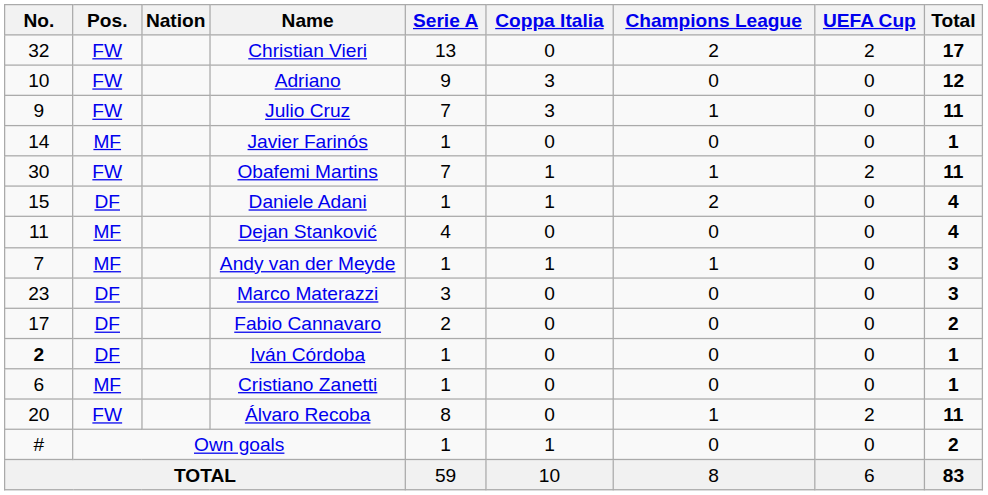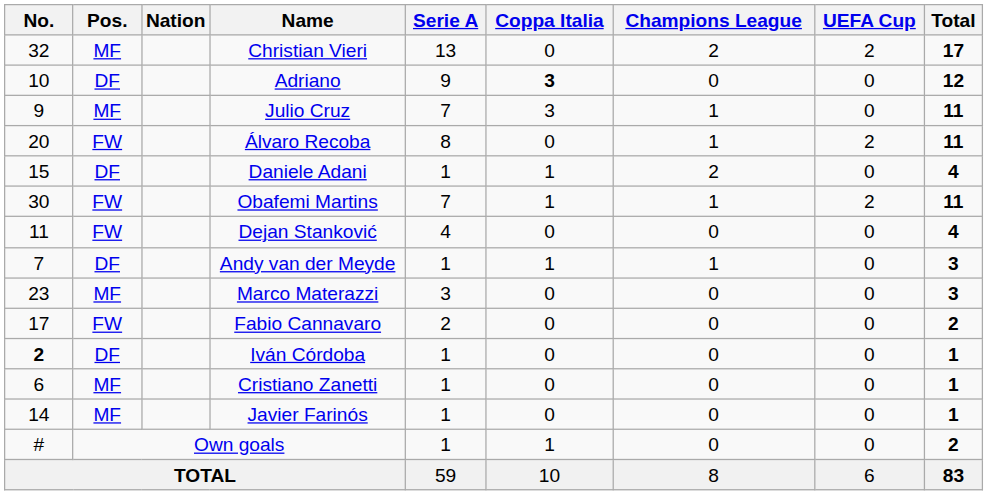(107, 50) FW -> (107, 50) MF
(107, 81) FW -> (107, 81) DF
(549, 81) normal -> (549, 81) bold
(107, 111) FW -> (107, 111) MF
rows swapped: (308, 414) <-> (308, 141)
rows swapped: (308, 172) <-> (308, 202)
(107, 232) MF -> (107, 232) FW
(107, 263) MF -> (107, 263) DF
(107, 293) DF -> (107, 293) MF
(107, 323) DF -> (107, 323) FW
